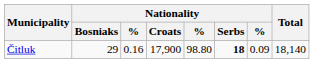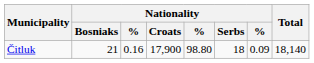(113, 49) 29 -> (113, 49) 21
(239, 49) bold -> (239, 49) normal
